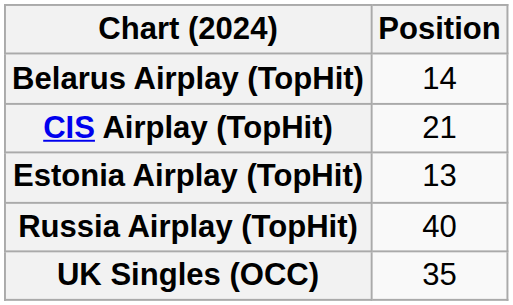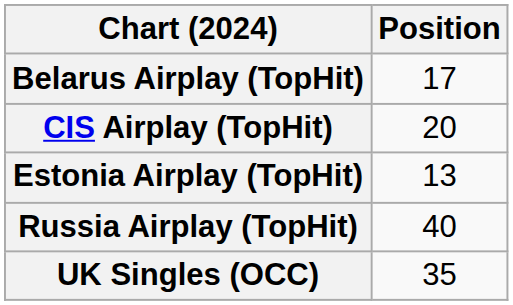(439, 78) 14 -> (439, 78) 17
(439, 127) 21 -> (439, 127) 20
